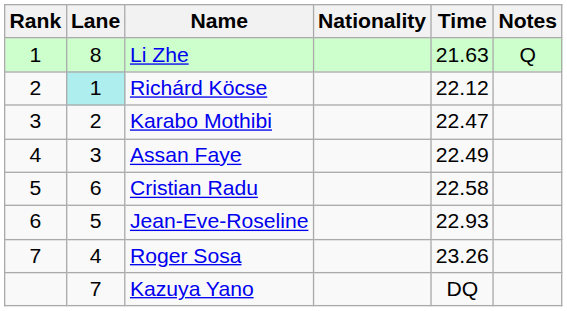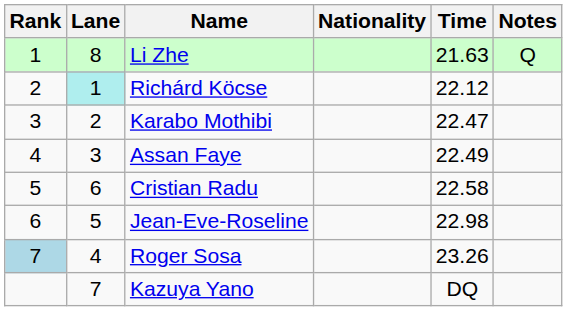(462, 222) 22.93 -> (462, 222) 22.98
(35, 255) no background -> (35, 255) lightblue background
